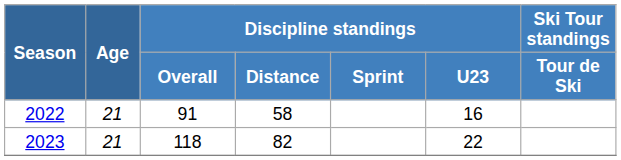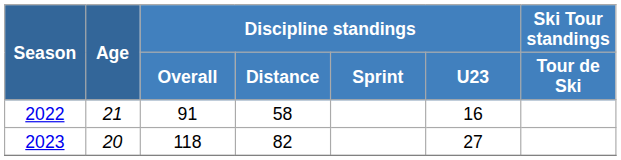(113, 142) 21 -> (113, 142) 20
(473, 142) 22 -> (473, 142) 27
